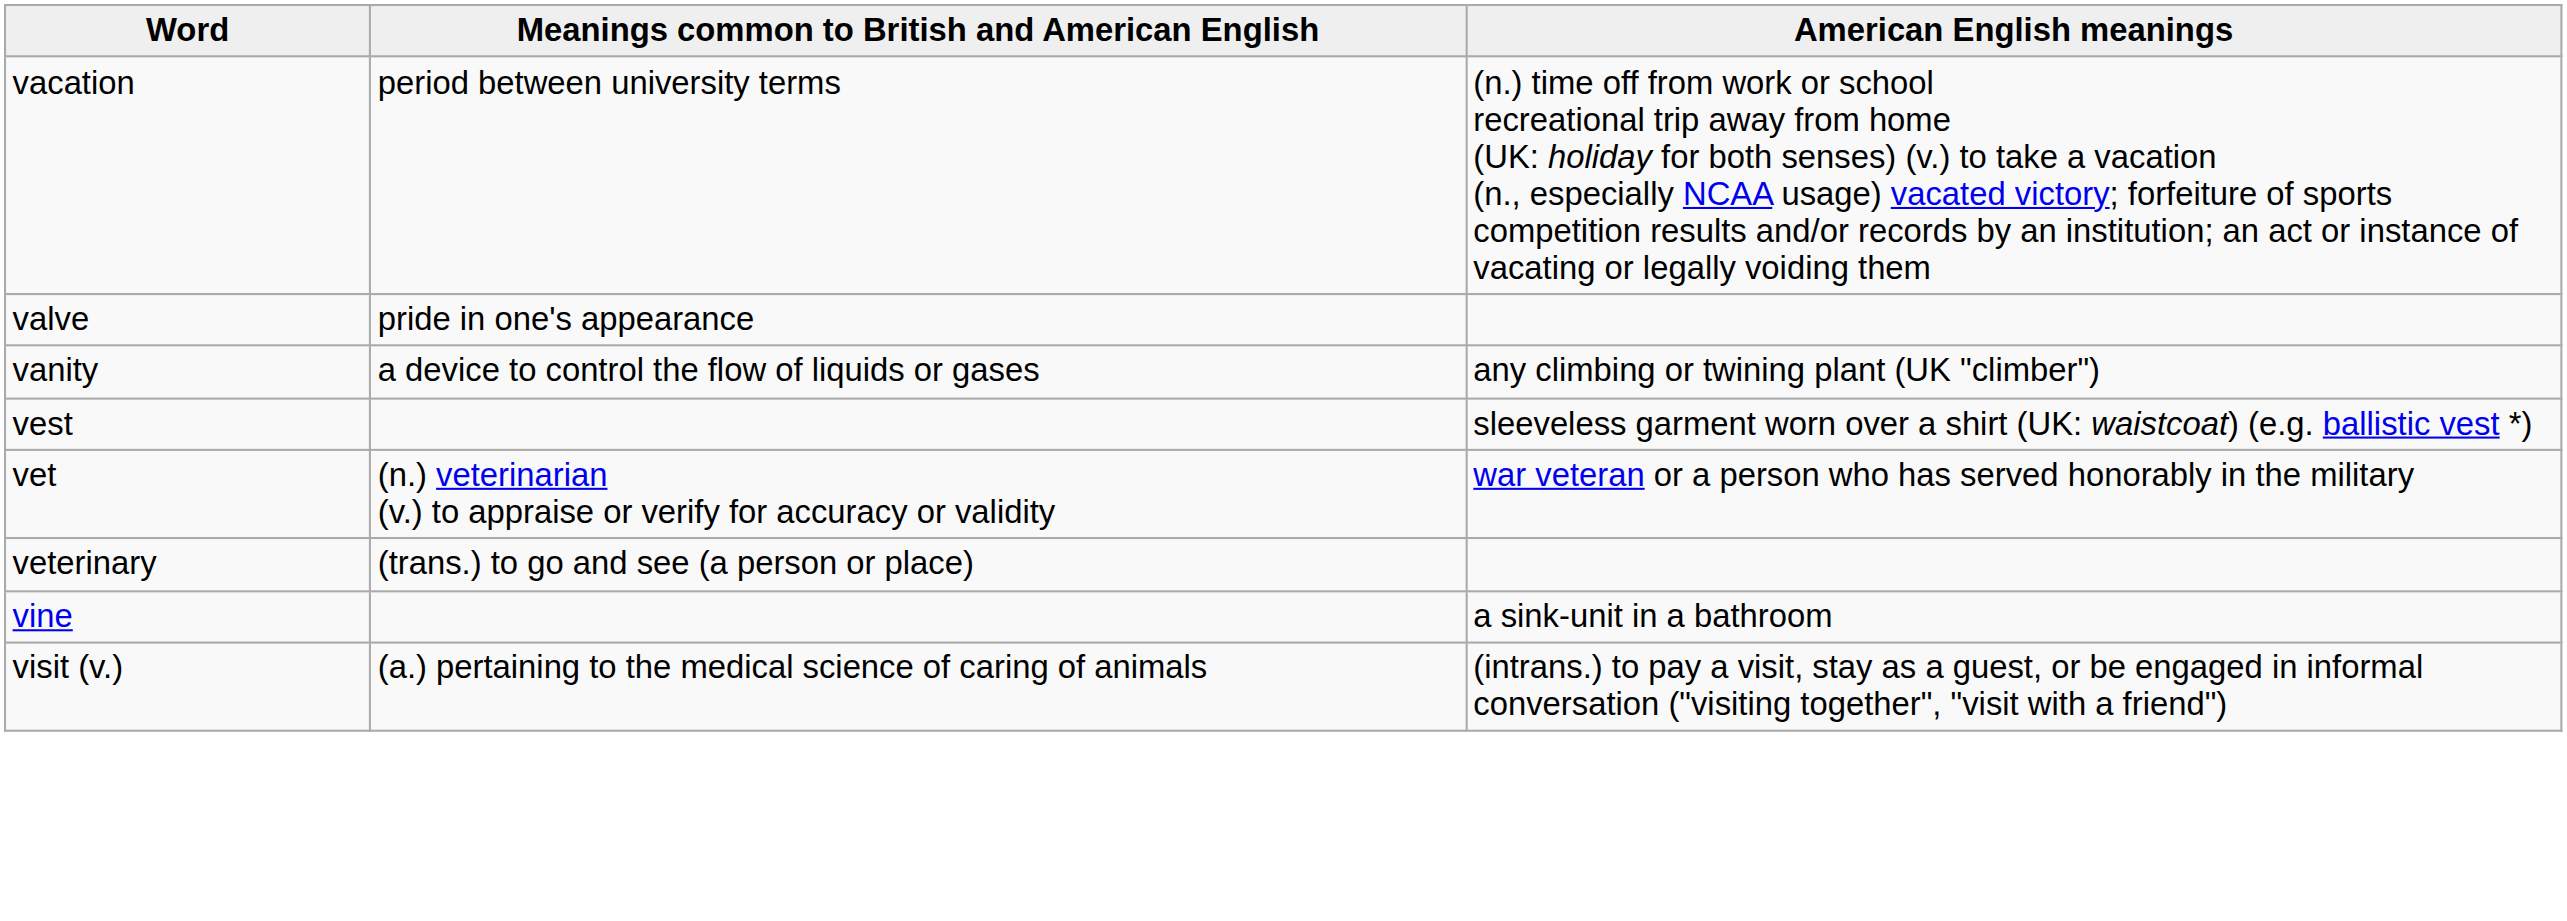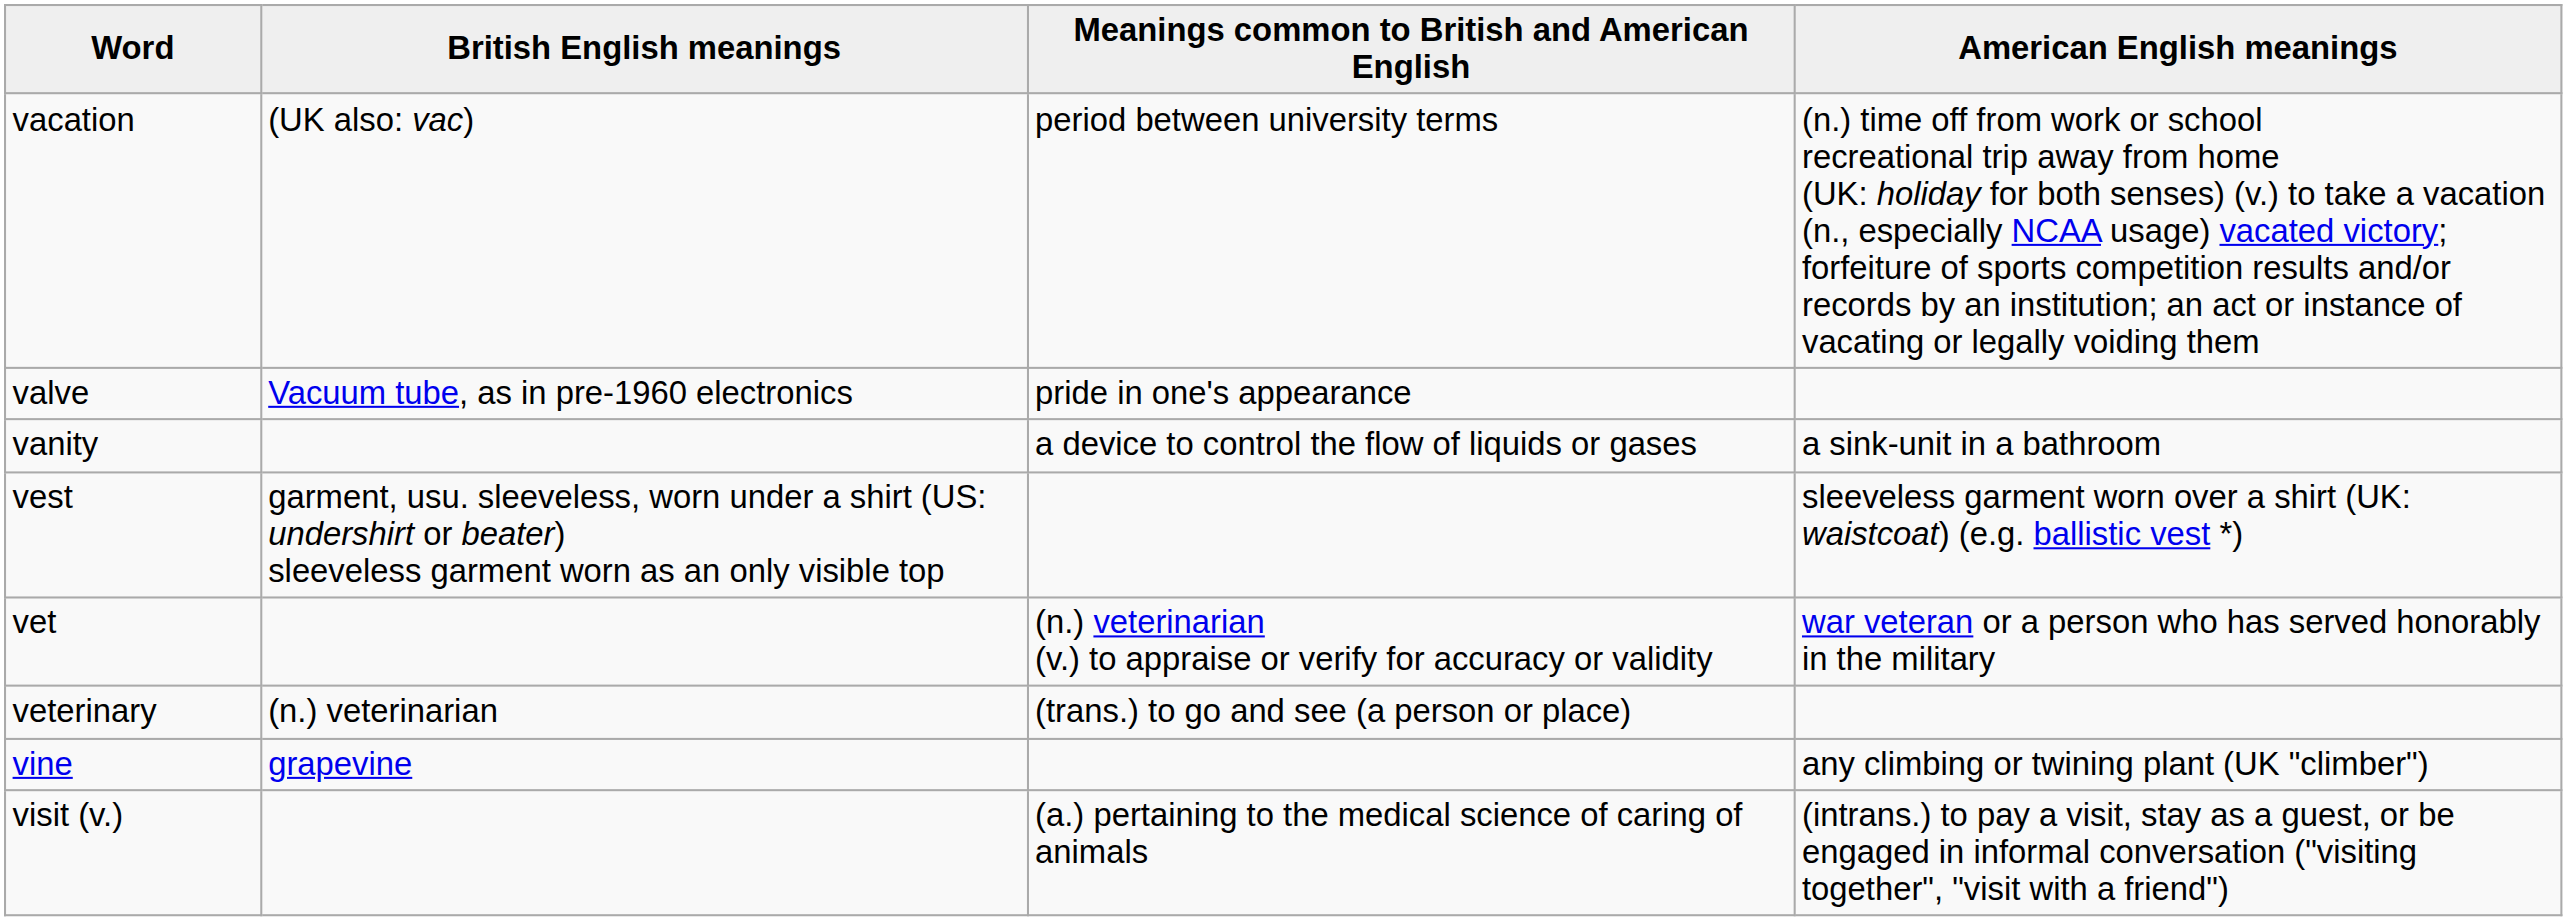+ column: (644, 48)
(1787, 371) any climbing or twining plant (UK "climber") -> (1982, 444) a sink-unit in a bathroom
(1653, 616) a sink-unit in a bathroom -> (2115, 763) any climbing or twining plant (UK "climber")
